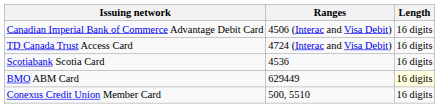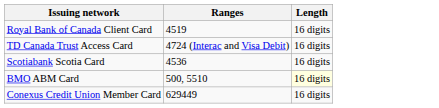- row: (135, 29)
+ row: (79, 29)
(284, 78) 629449 -> (187, 78) 500, 5510
(289, 95) 500, 5510 -> (181, 95) 629449
